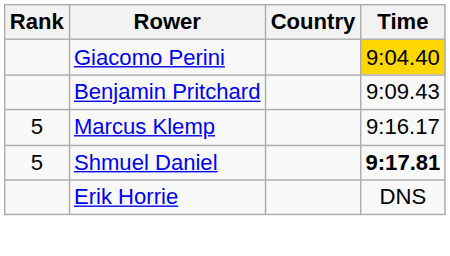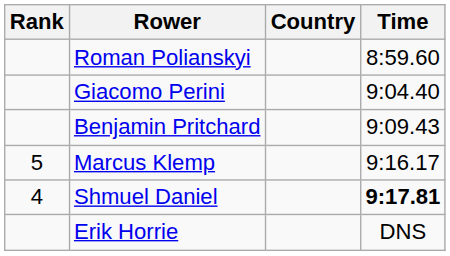+ row: (162, 57)
(403, 57) gold background -> (403, 92) no background
(37, 162) 5 -> (37, 197) 4
